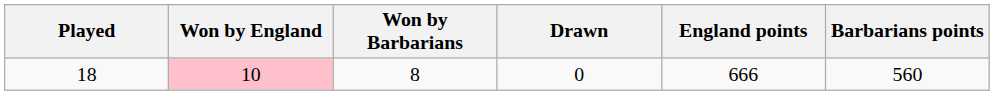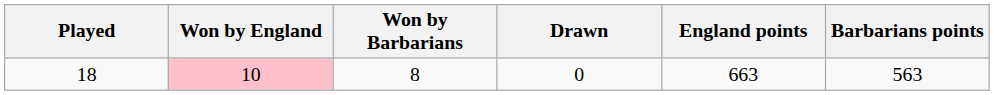(743, 74) 666 -> (743, 74) 663
(907, 74) 560 -> (907, 74) 563
